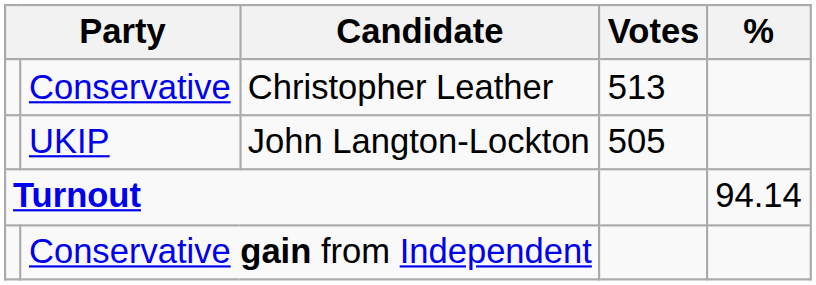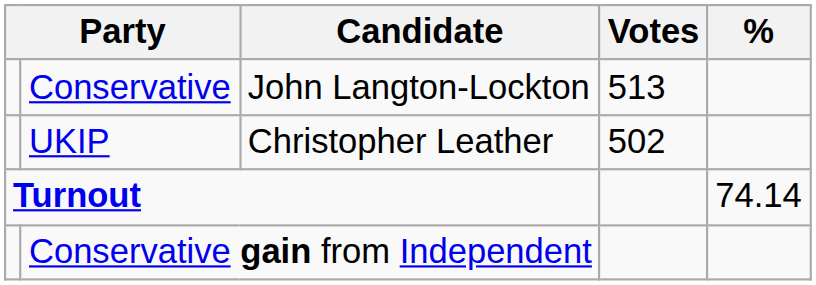(401, 86) Christopher Leather -> (419, 86) John Langton-Lockton
(419, 141) John Langton-Lockton -> (401, 141) Christopher Leather
(637, 141) 505 -> (637, 141) 502
(759, 196) 94.14 -> (759, 196) 74.14
